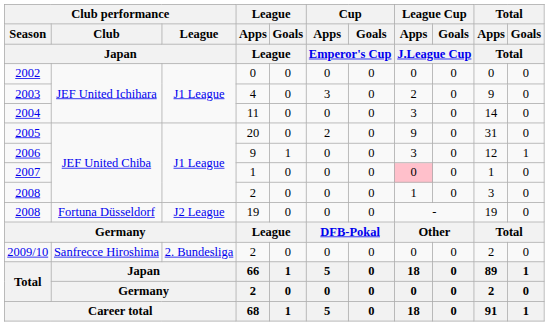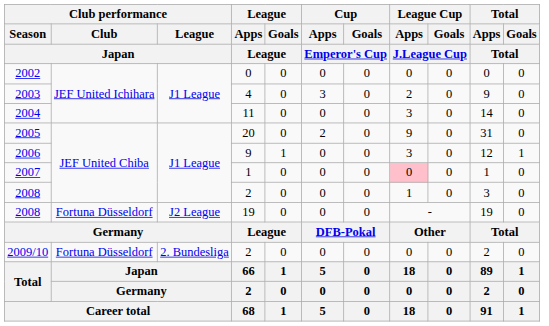(106, 251) Sanfrecce Hiroshima -> (104, 251) Fortuna Düsseldorf
